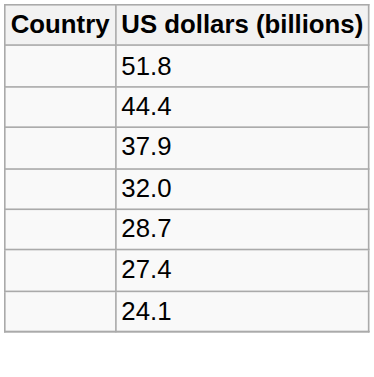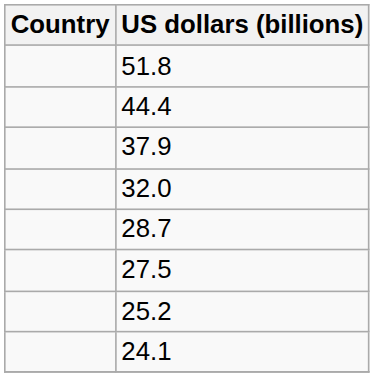+ row: (146, 270)
- row: (146, 270)
+ row: (146, 310)
